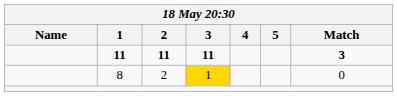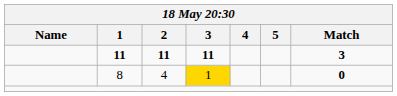(164, 75) 2 -> (164, 75) 4
(342, 75) normal -> (342, 75) bold
